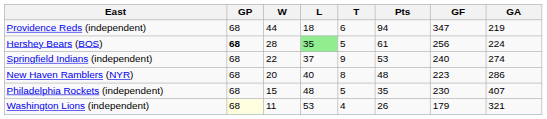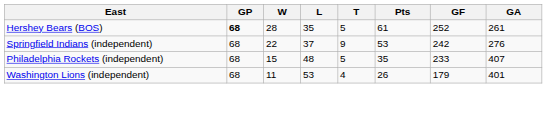- row: (76, 28)
(309, 43) lightgreen background -> (309, 28) no background
(441, 43) 256 -> (441, 28) 252
(497, 43) 224 -> (497, 28) 261
(441, 59) 240 -> (441, 43) 242
(497, 59) 274 -> (497, 43) 276
- row: (70, 75)
(441, 91) 230 -> (441, 59) 233
(234, 106) lightyellow background -> (234, 75) no background
(497, 106) 321 -> (497, 75) 401
